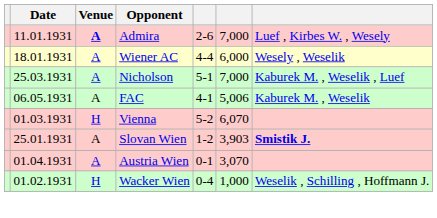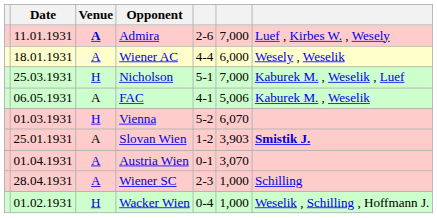(96, 77) A -> (96, 77) H
+ row: (148, 181)
